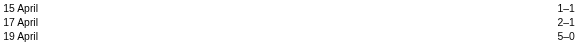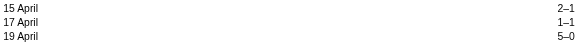(566, 9) 1–1 -> (566, 9) 2–1
(566, 22) 2–1 -> (566, 22) 1–1
